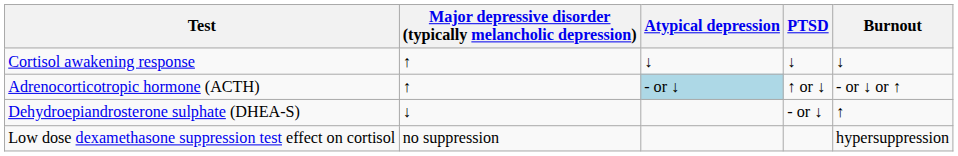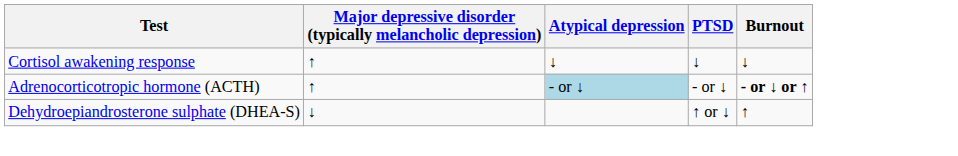(806, 86) ↑ or ↓ -> (710, 86) - or ↓
(868, 86) normal -> (775, 86) bold
(805, 112) - or ↓ -> (711, 112) ↑ or ↓
- row: (202, 138)
